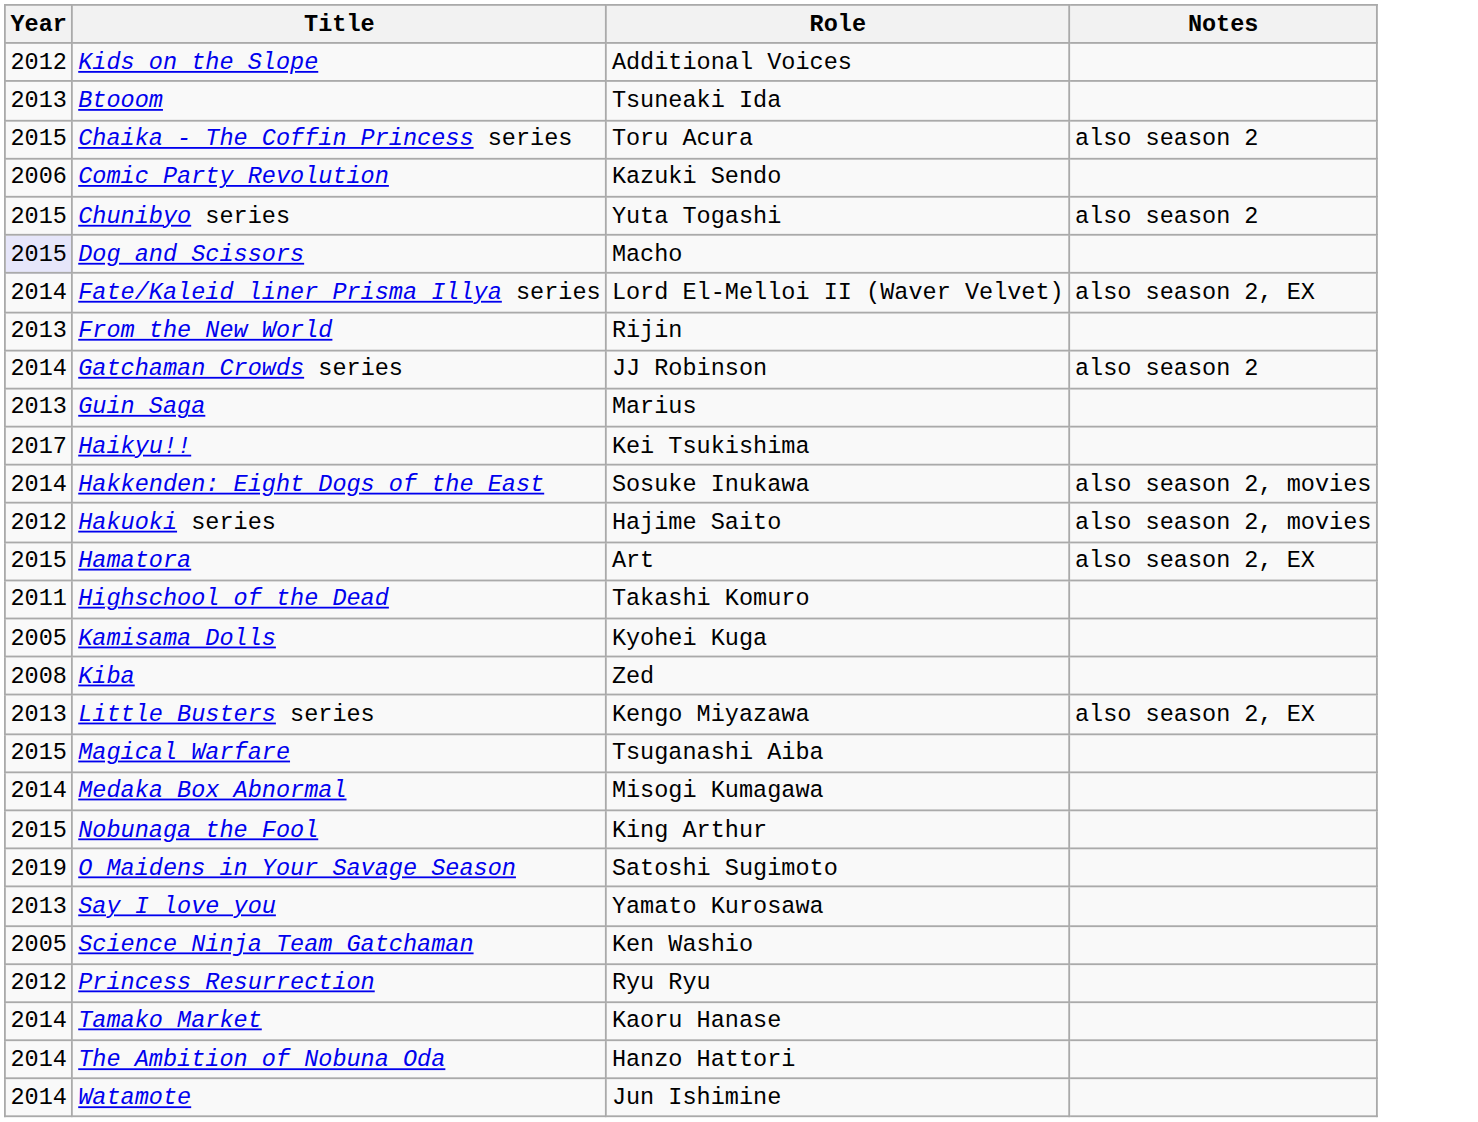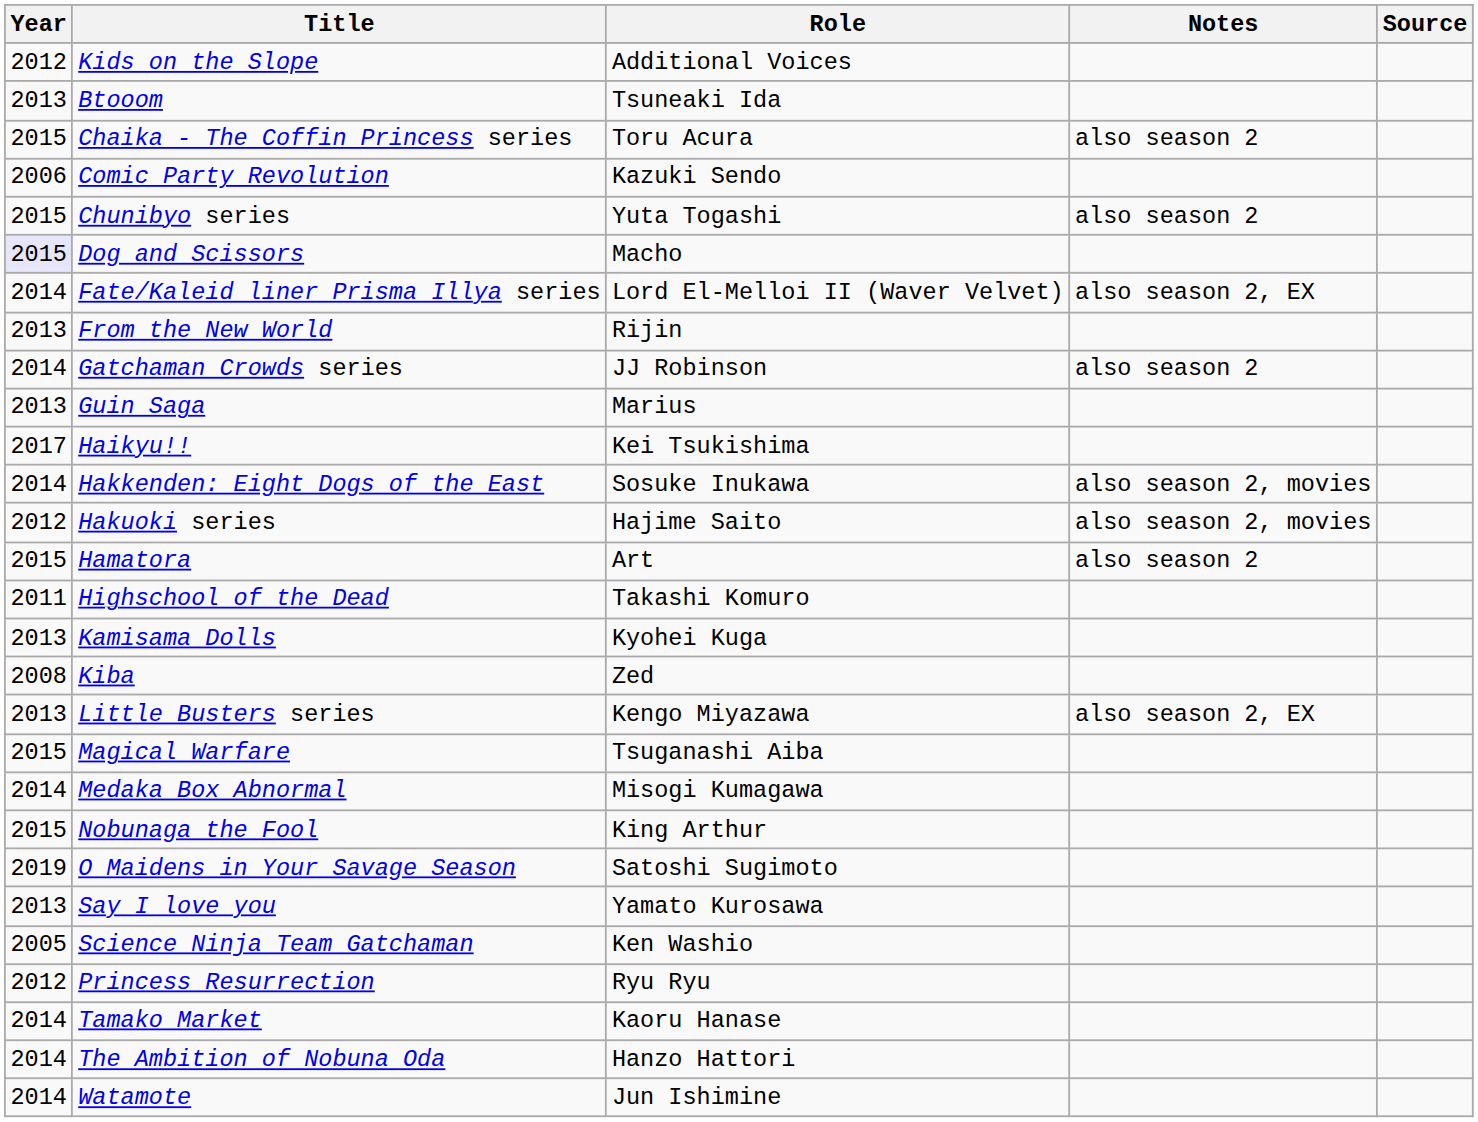+ column: (1425, 24)
(1195, 561) also season 2, EX -> (1167, 561) also season 2
(39, 638) 2005 -> (39, 638) 2013
